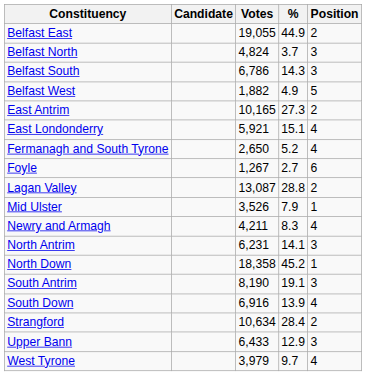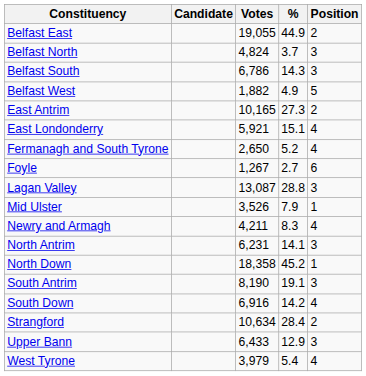(314, 187) 2 -> (314, 187) 3
(293, 303) 13.9 -> (293, 303) 14.2
(290, 361) 9.7 -> (290, 361) 5.4
